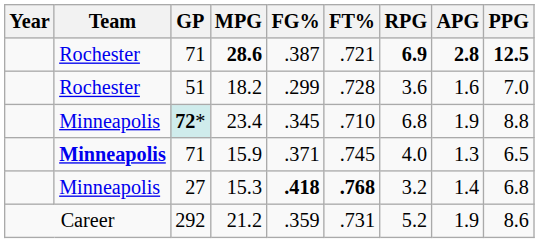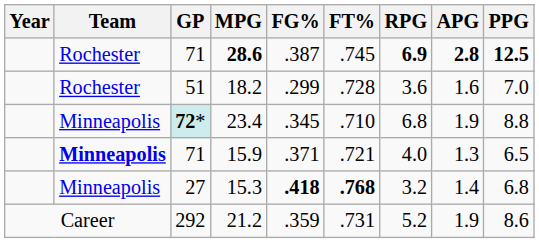(357, 54) .721 -> (357, 54) .745
(357, 154) .745 -> (357, 154) .721
